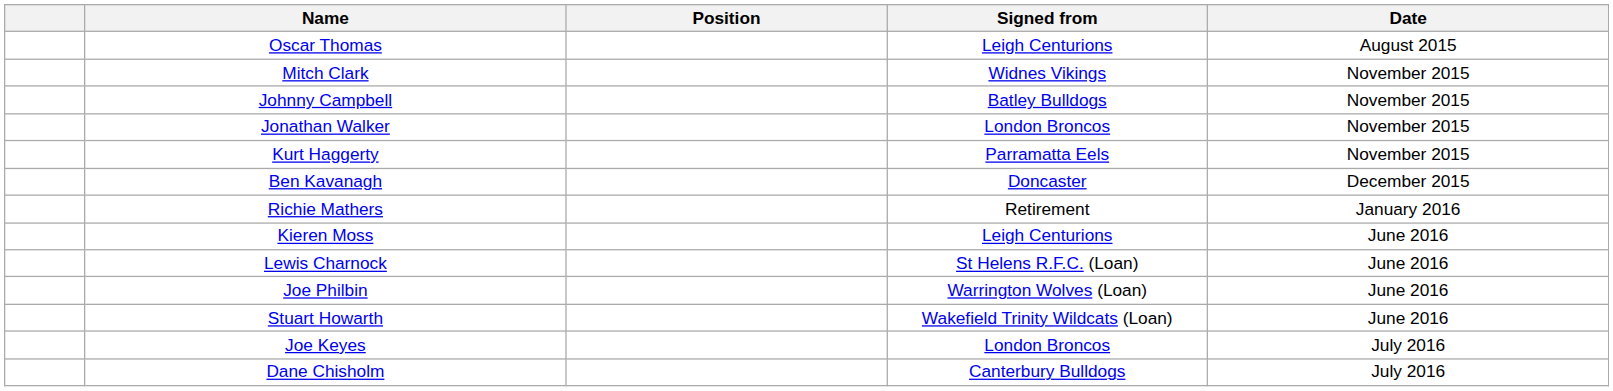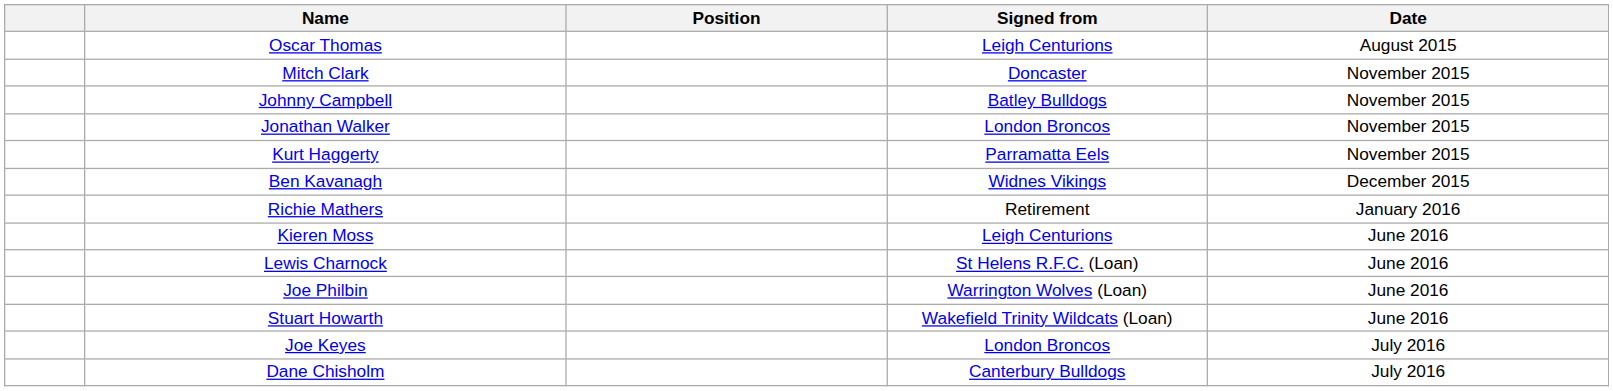(1047, 72) Widnes Vikings -> (1047, 72) Doncaster
(1047, 181) Doncaster -> (1047, 181) Widnes Vikings
